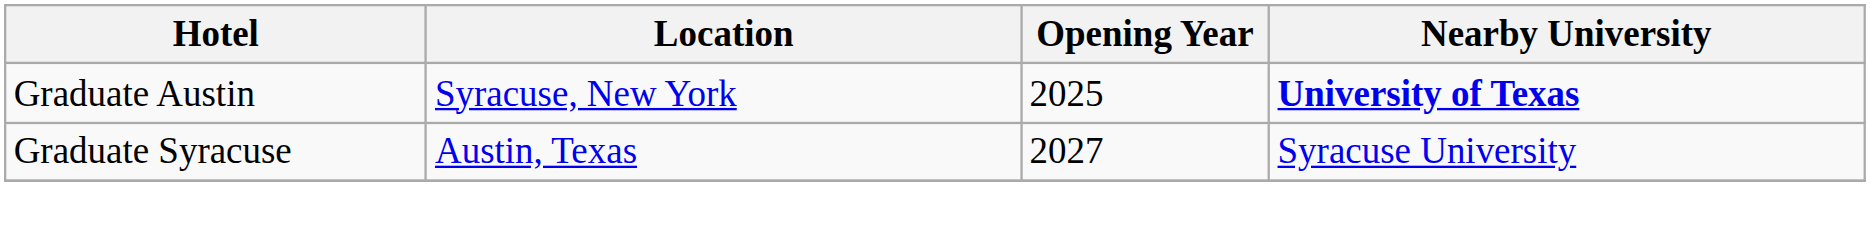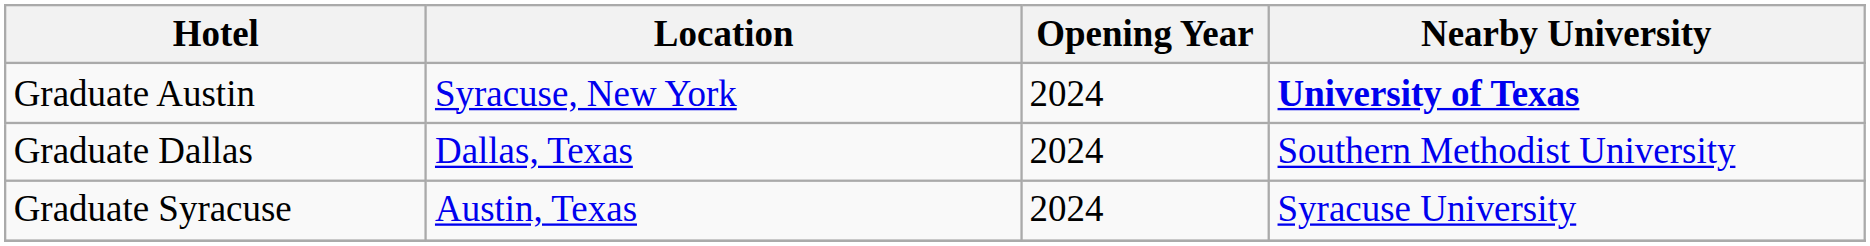(1066, 92) 2025 -> (1066, 92) 2024
+ row: (133, 151)
(1066, 151) 2027 -> (1066, 209) 2024
